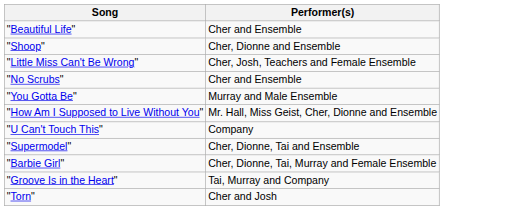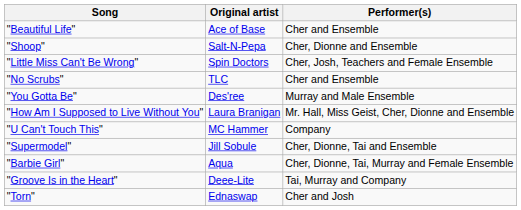+ column: (244, 12)
